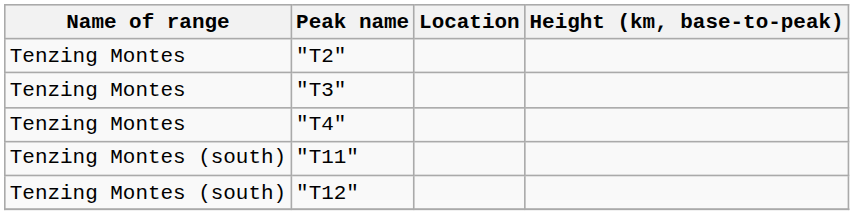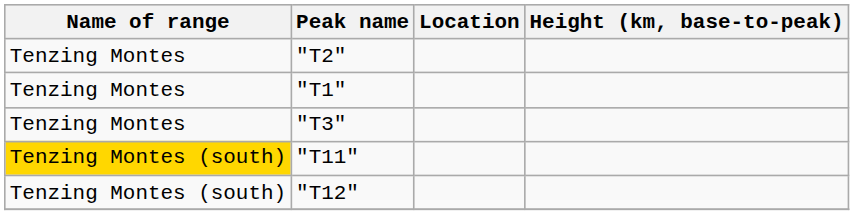+ row: (321, 90)
- row: (321, 124)
(148, 158) no background -> (148, 158) gold background
